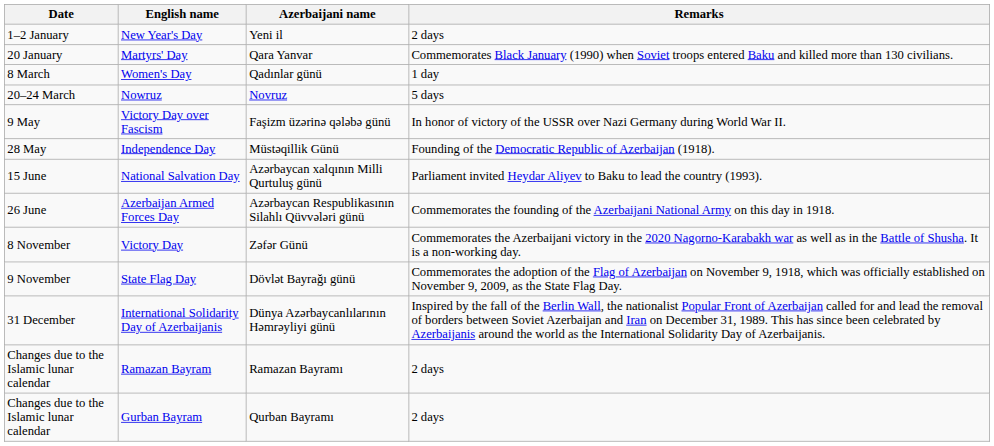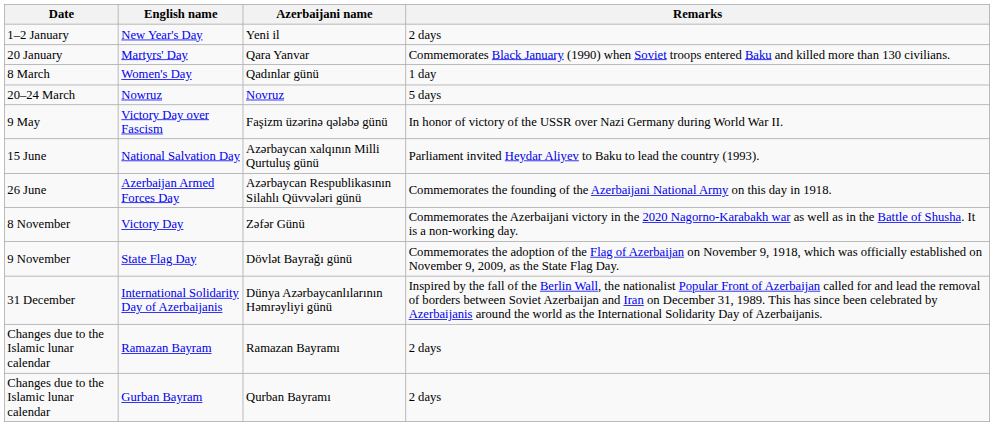- row: (168, 149)
